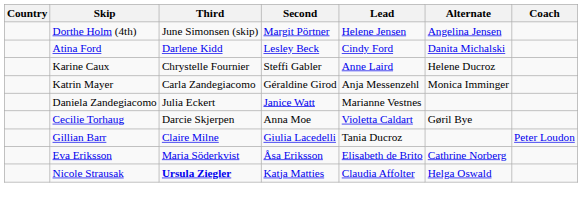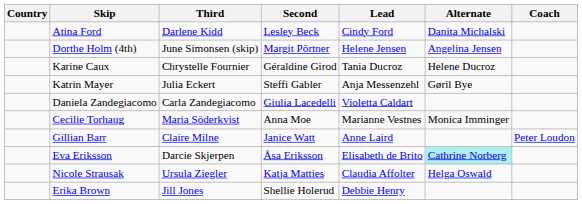rows swapped: (77, 48) <-> (95, 31)
(292, 66) Steffi Gabler -> (300, 66) Géraldine Girod
(367, 66) Anne Laird -> (372, 66) Tania Ducroz
(209, 84) Carla Zandegiacomo -> (188, 84) Julia Eckert
(300, 84) Géraldine Girod -> (292, 84) Steffi Gabler
(468, 84) Monica Imminger -> (450, 84) Gøril Bye
(188, 102) Julia Eckert -> (209, 102) Carla Zandegiacomo
(289, 102) Janice Watt -> (300, 102) Giulia Lacedelli
(382, 102) Marianne Vestnes -> (377, 102) Violetta Caldart
(198, 119) Darcie Skjerpen -> (201, 119) Maria Söderkvist
(377, 119) Violetta Caldart -> (382, 119) Marianne Vestnes
(450, 119) Gøril Bye -> (468, 119) Monica Imminger
(300, 137) Giulia Lacedelli -> (289, 137) Janice Watt
(372, 137) Tania Ducroz -> (367, 137) Anne Laird
(201, 155) Maria Söderkvist -> (198, 155) Darcie Skjerpen
(467, 155) no background -> (467, 155) paleturquoise background
(197, 173) bold -> (194, 173) normal
+ row: (81, 191)
